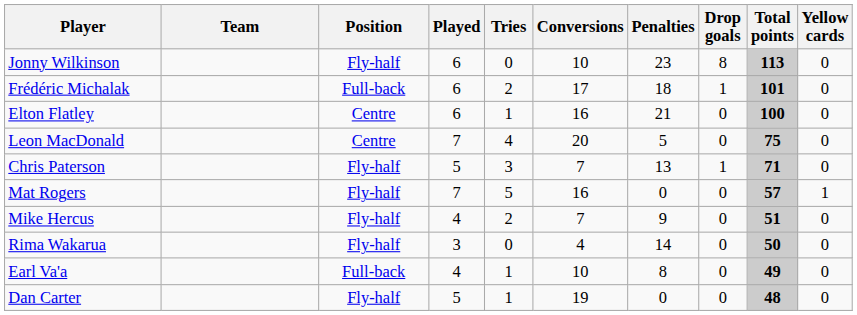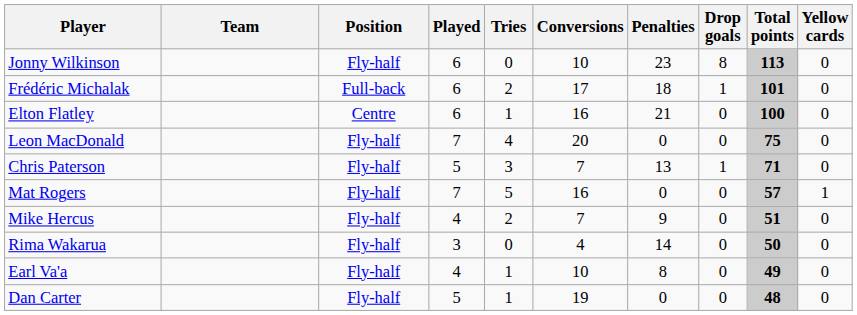(374, 140) Centre -> (374, 140) Fly-half
(663, 140) 5 -> (663, 140) 0
(374, 271) Full-back -> (374, 271) Fly-half
